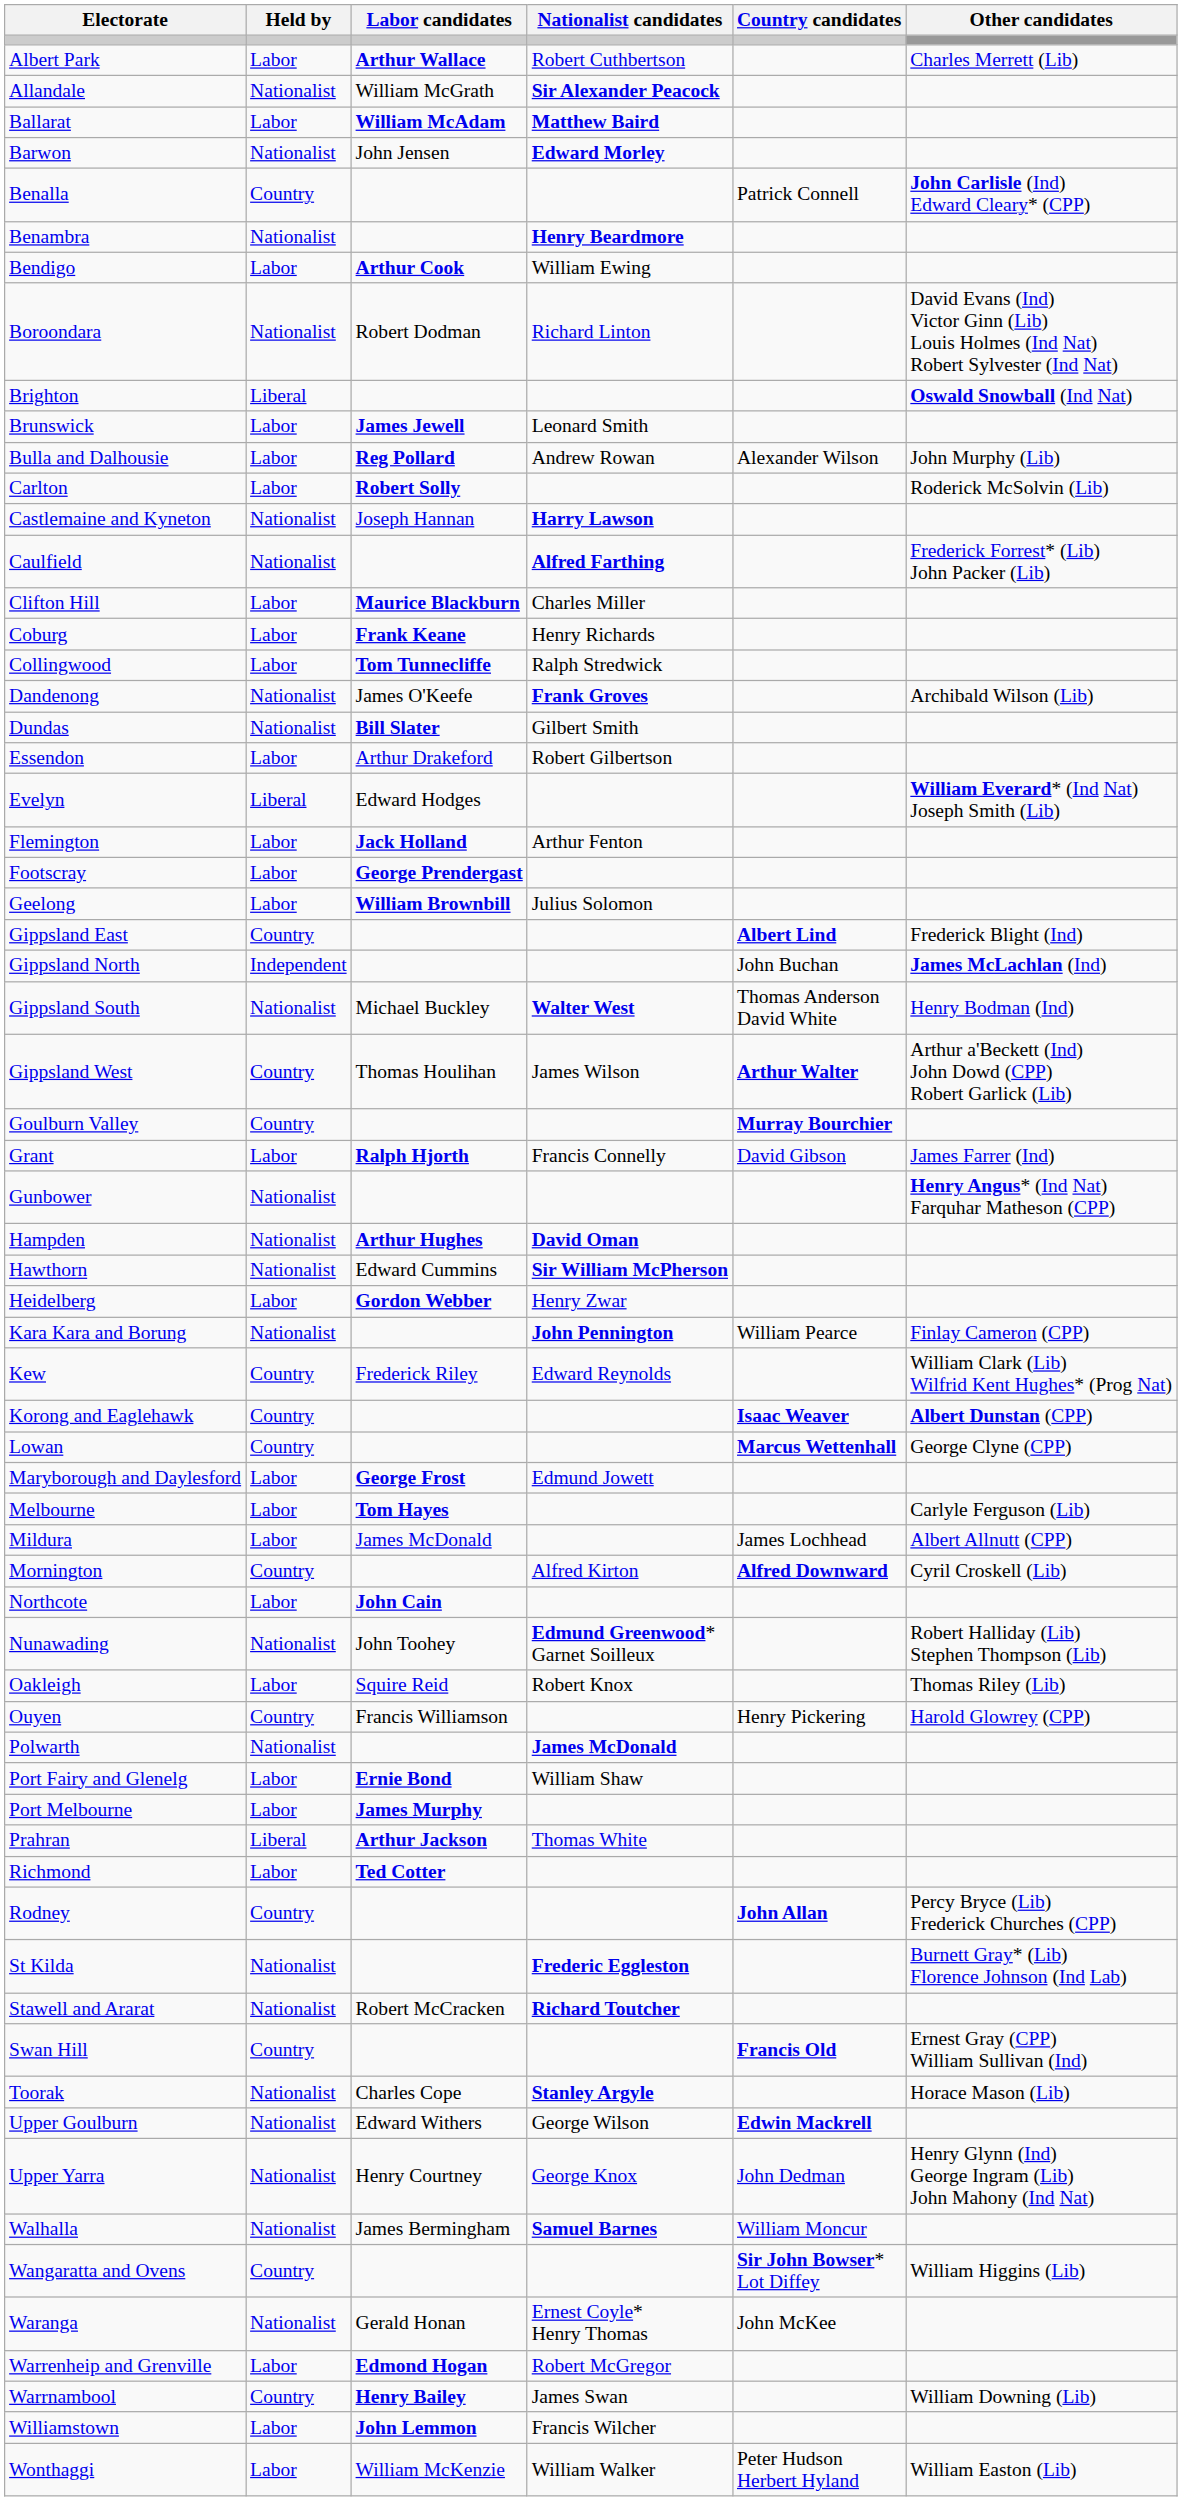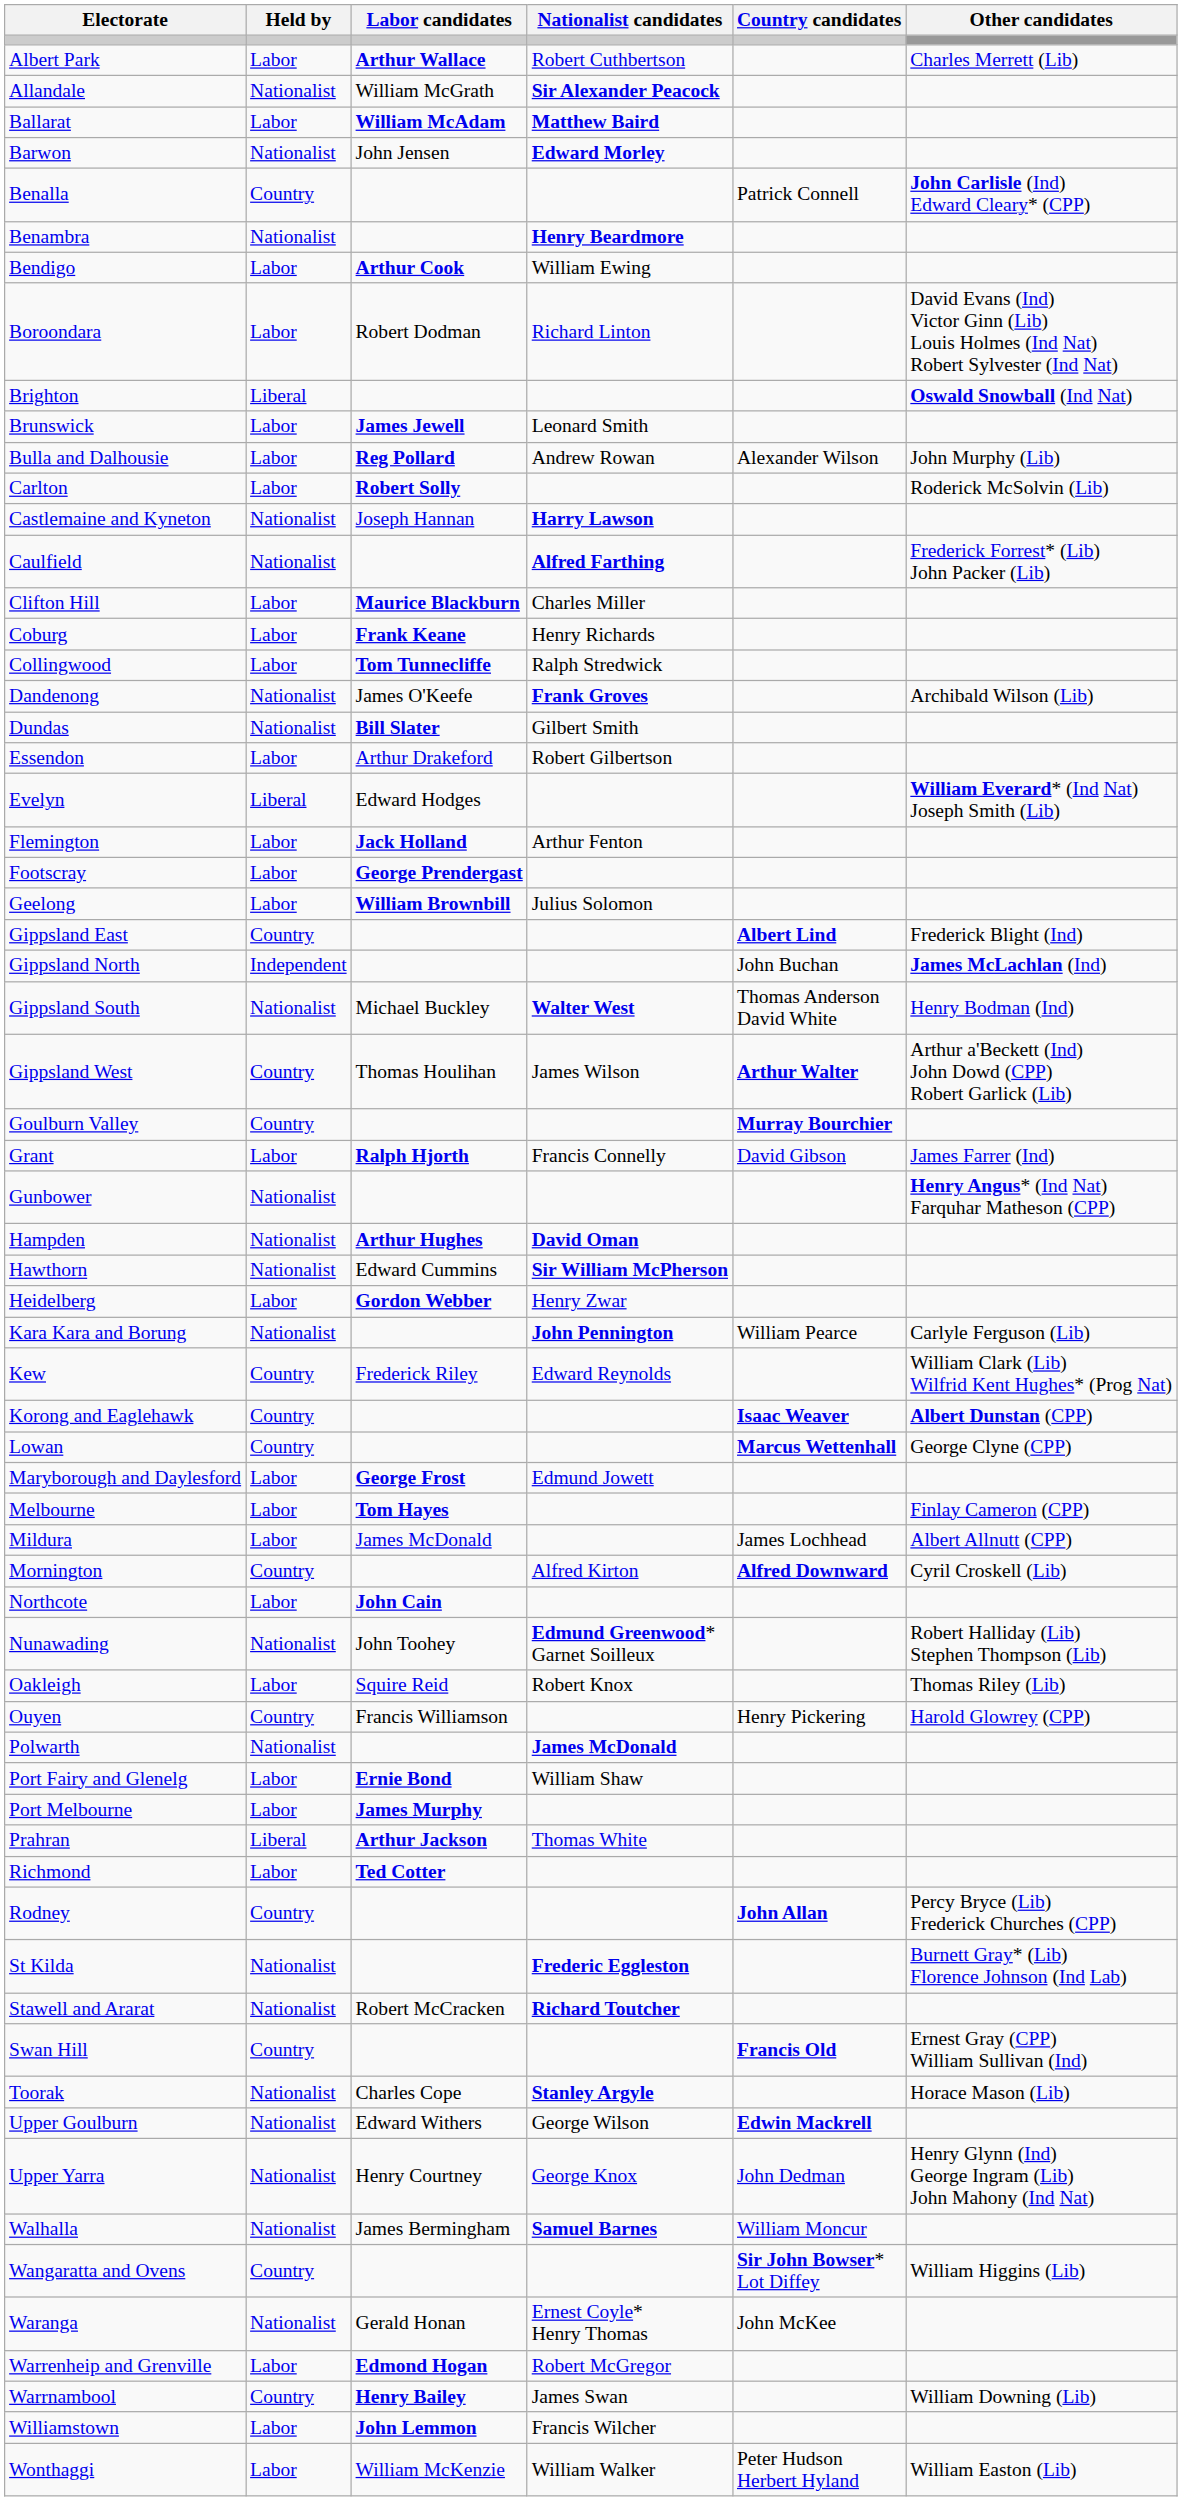(293, 331) Nationalist -> (273, 331) Labor
(1000, 1332) Finlay Cameron (CPP) -> (1000, 1332) Carlyle Ferguson (Lib)
(1000, 1508) Carlyle Ferguson (Lib) -> (1000, 1508) Finlay Cameron (CPP)
